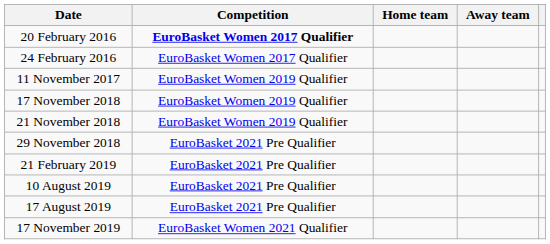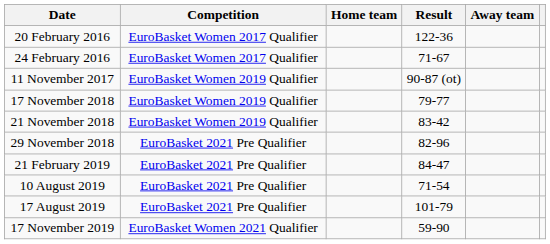+ column: (434, 15)
(253, 36) bold -> (223, 36) normal
